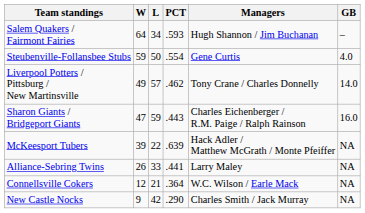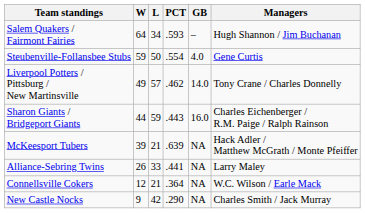columns swapped: (349, 12) <-> (263, 12)
(141, 117) 47 -> (141, 117) 44
(156, 145) 22 -> (156, 145) 21
